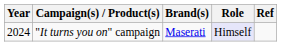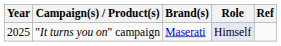(19, 31) 2024 -> (19, 31) 2025
